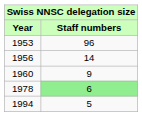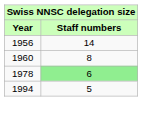- row: (23, 43)
(89, 73) 9 -> (89, 58) 8
